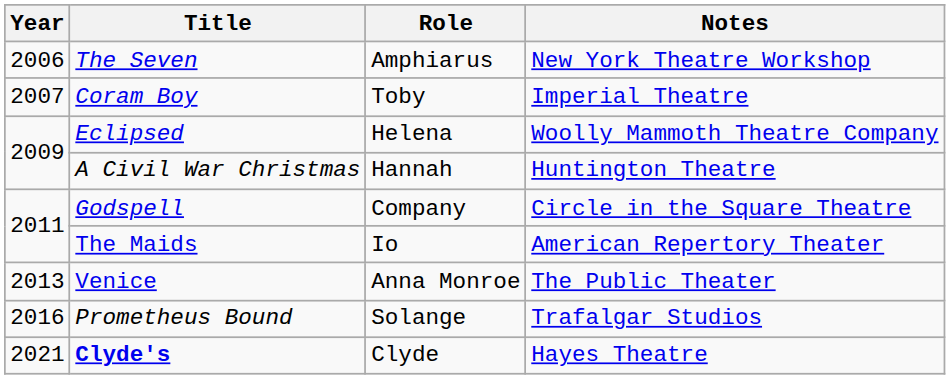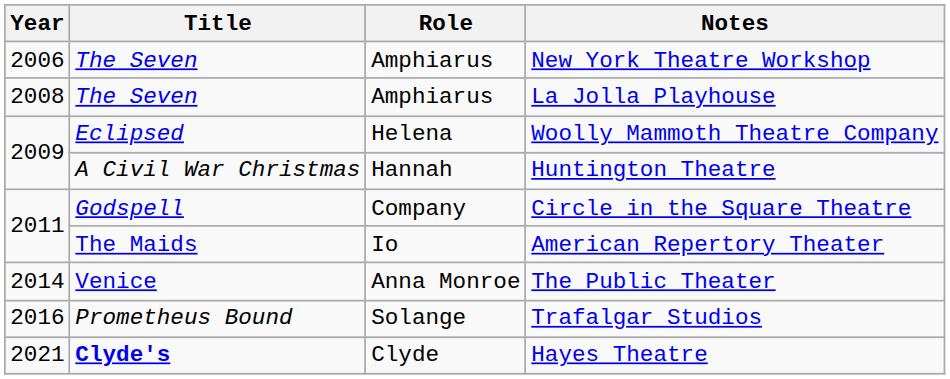- row: (640, 97)
+ row: (653, 97)
(37, 281) 2013 -> (37, 281) 2014
